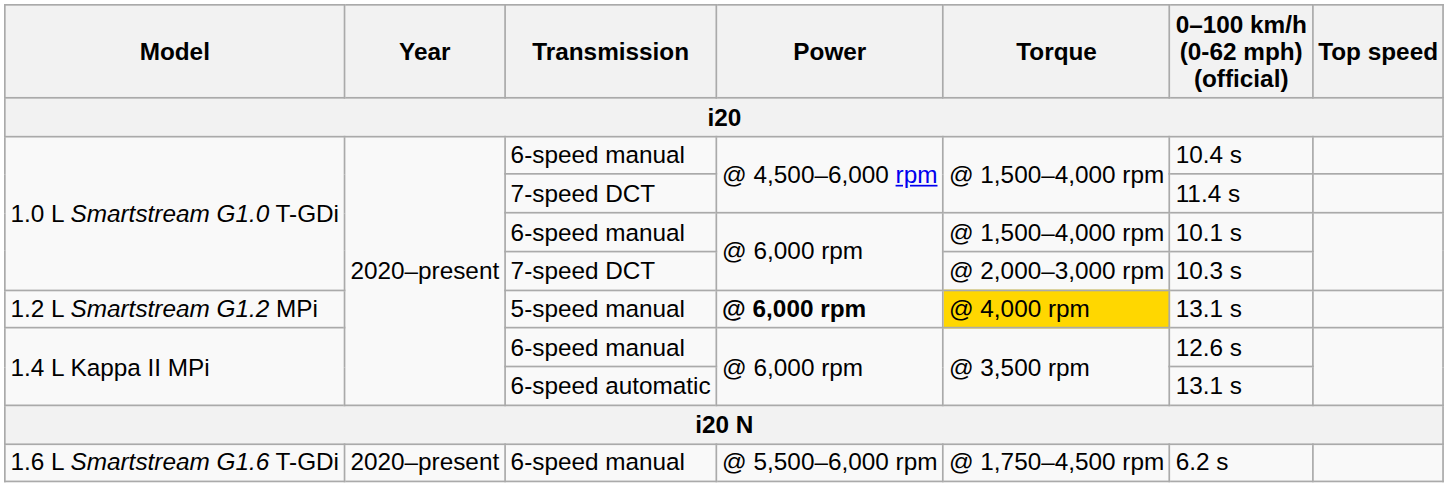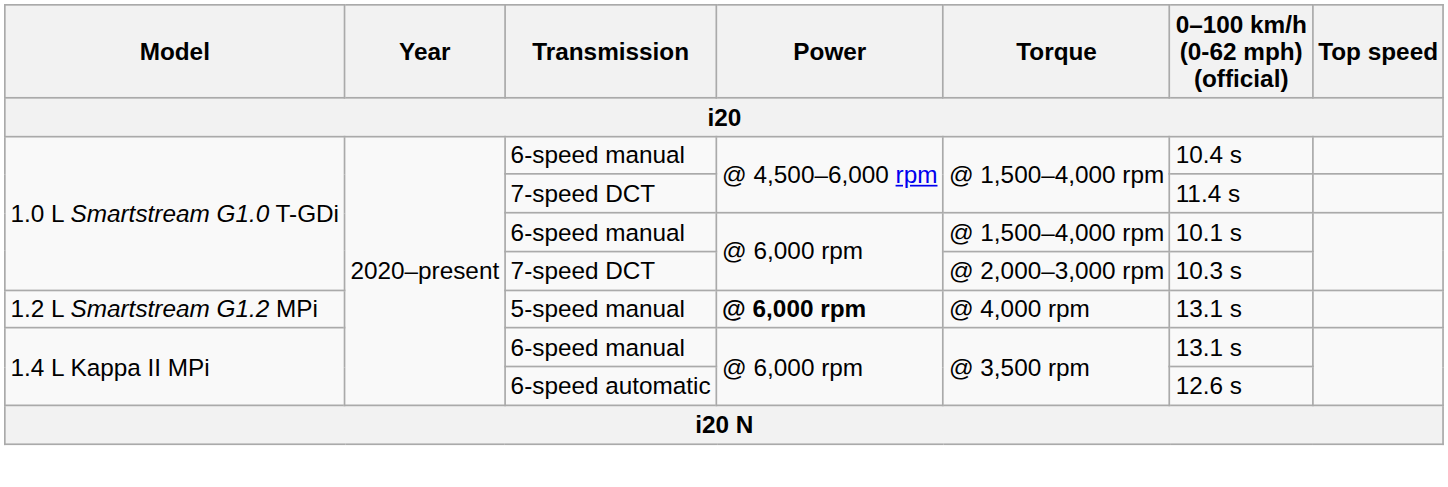(1019, 309) gold background -> (1019, 309) no background
(1209, 348) 12.6 s -> (1209, 348) 13.1 s
(1209, 386) 13.1 s -> (1209, 386) 12.6 s
- row: (175, 463)
